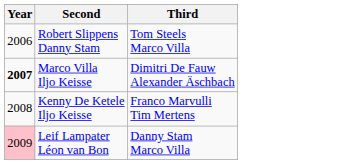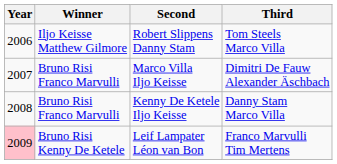+ column: (83, 14)
(20, 75) bold -> (20, 75) normal
(171, 108) Franco Marvulli Tim Mertens -> (256, 108) Danny Stam Marco Villa
(161, 142) Danny Stam Marco Villa -> (266, 142) Franco Marvulli Tim Mertens
